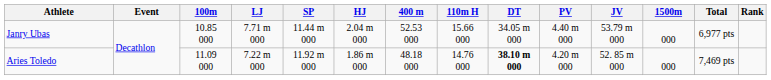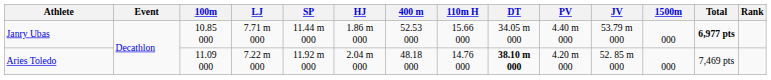(360, 34) 2.04 m 000 -> (360, 34) 1.86 m 000
(717, 34) normal -> (717, 34) bold
(360, 61) 1.86 m 000 -> (360, 61) 2.04 m 000
